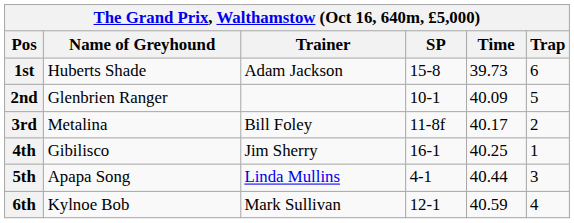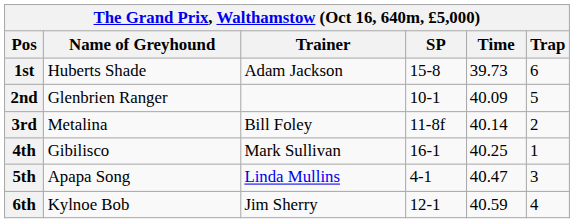(489, 124) 40.17 -> (489, 124) 40.14
(281, 151) Jim Sherry -> (293, 151) Mark Sullivan
(489, 177) 40.44 -> (489, 177) 40.47
(293, 204) Mark Sullivan -> (281, 204) Jim Sherry
